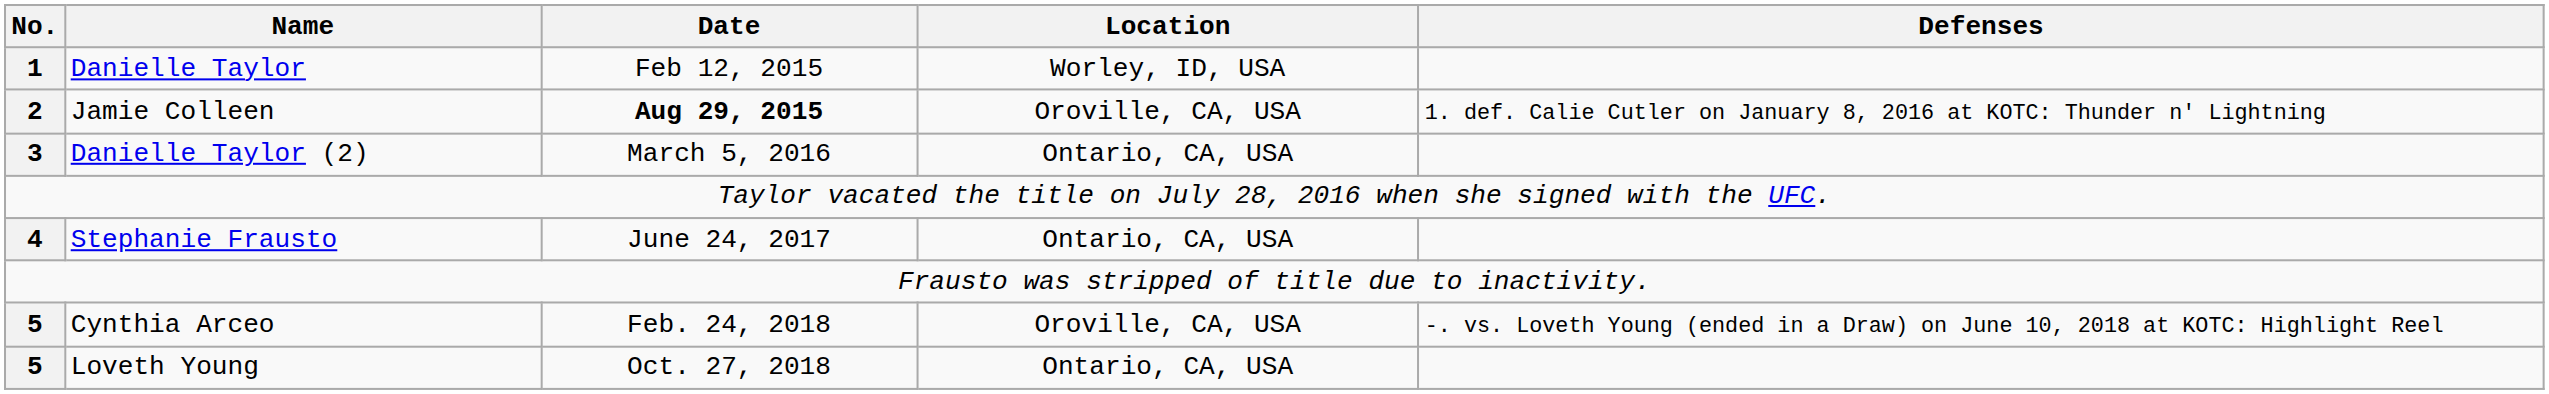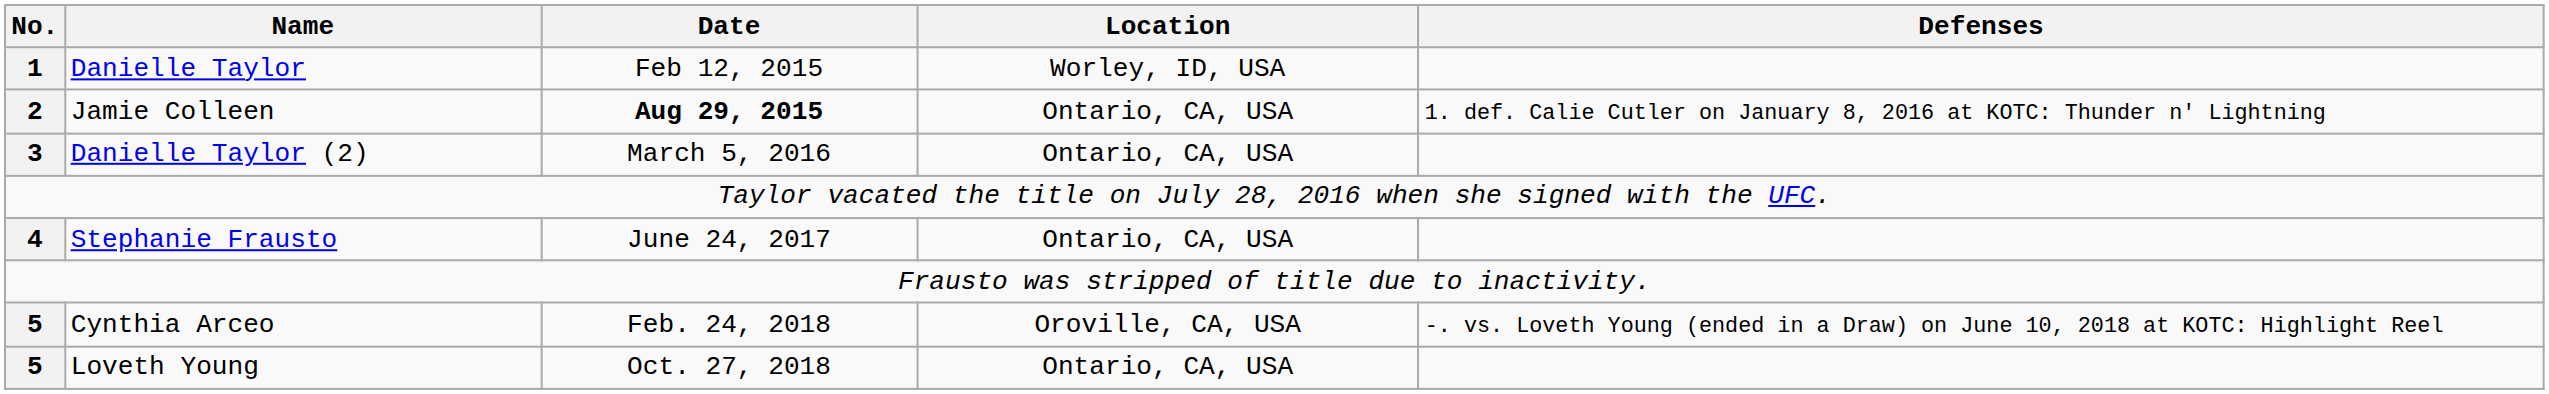(1168, 111) Oroville, CA, USA -> (1168, 111) Ontario, CA, USA
